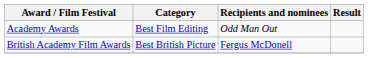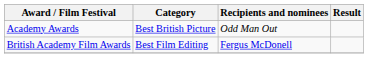(172, 28) Best Film Editing -> (175, 28) Best British Picture
(175, 45) Best British Picture -> (172, 45) Best Film Editing
